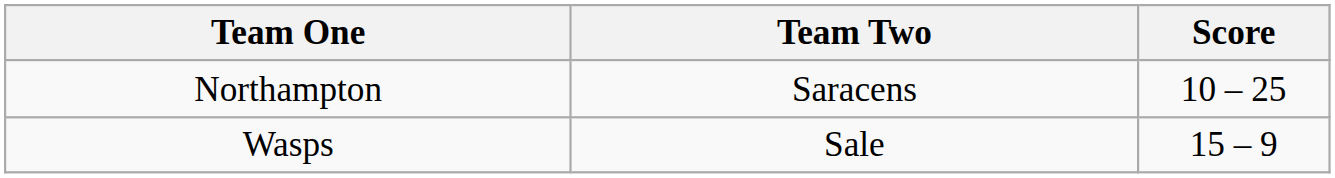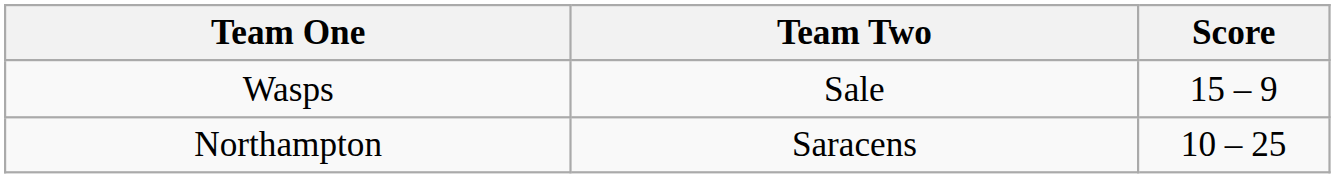rows swapped: (288, 88) <-> (288, 144)
